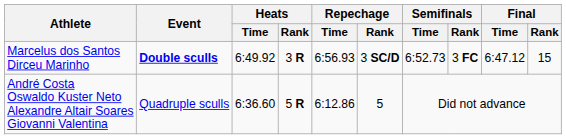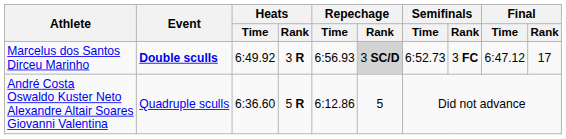(380, 58) no background -> (380, 58) lightgrey background
(545, 58) 15 -> (545, 58) 17
